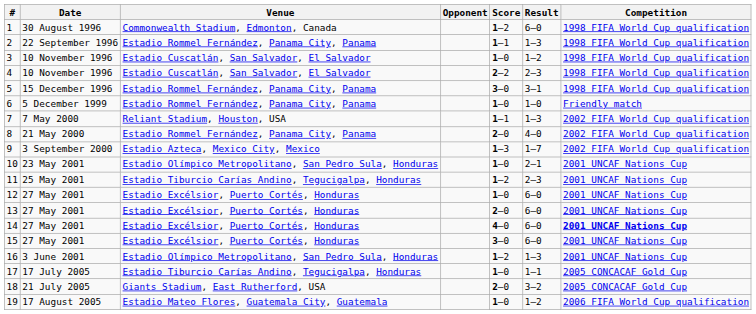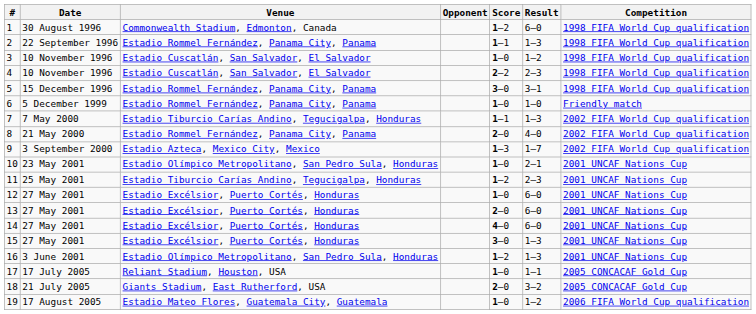(204, 119) Reliant Stadium, Houston, USA -> (272, 119) Estadio Tiburcio Carías Andino, Tegucigalpa, Honduras
(625, 226) bold -> (625, 226) normal
(533, 241) 6–0 -> (533, 241) 1–3
(272, 271) Estadio Tiburcio Carías Andino, Tegucigalpa, Honduras -> (204, 271) Reliant Stadium, Houston, USA
